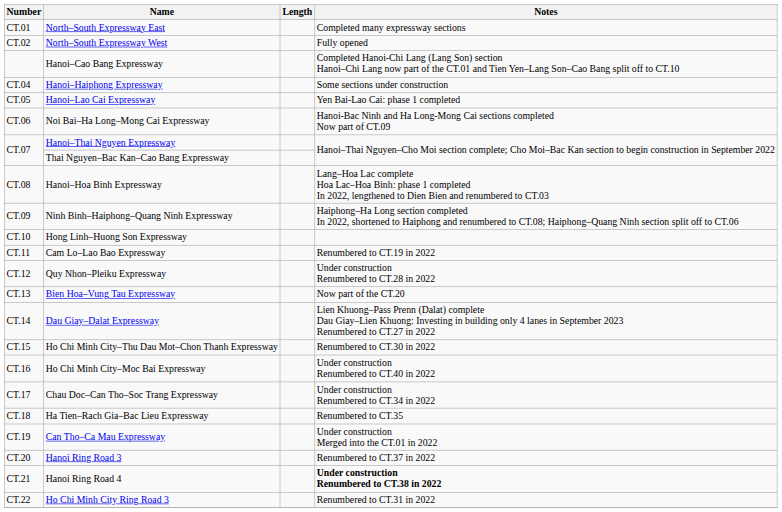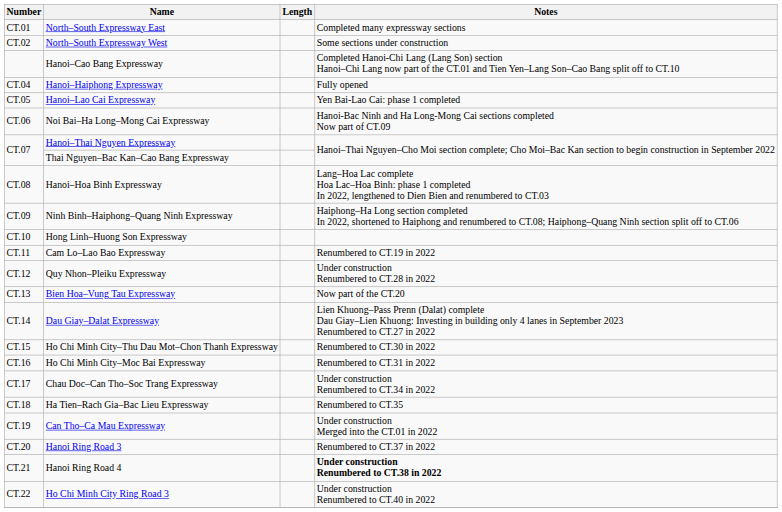(342, 43) Fully opened -> (382, 43) Some sections under construction
(382, 85) Some sections under construction -> (342, 85) Fully opened
(376, 368) Under construction Renumbered to CT.40 in 2022 -> (376, 363) Renumbered to CT.31 in 2022
(376, 500) Renumbered to CT.31 in 2022 -> (376, 494) Under construction Renumbered to CT.40 in 2022
